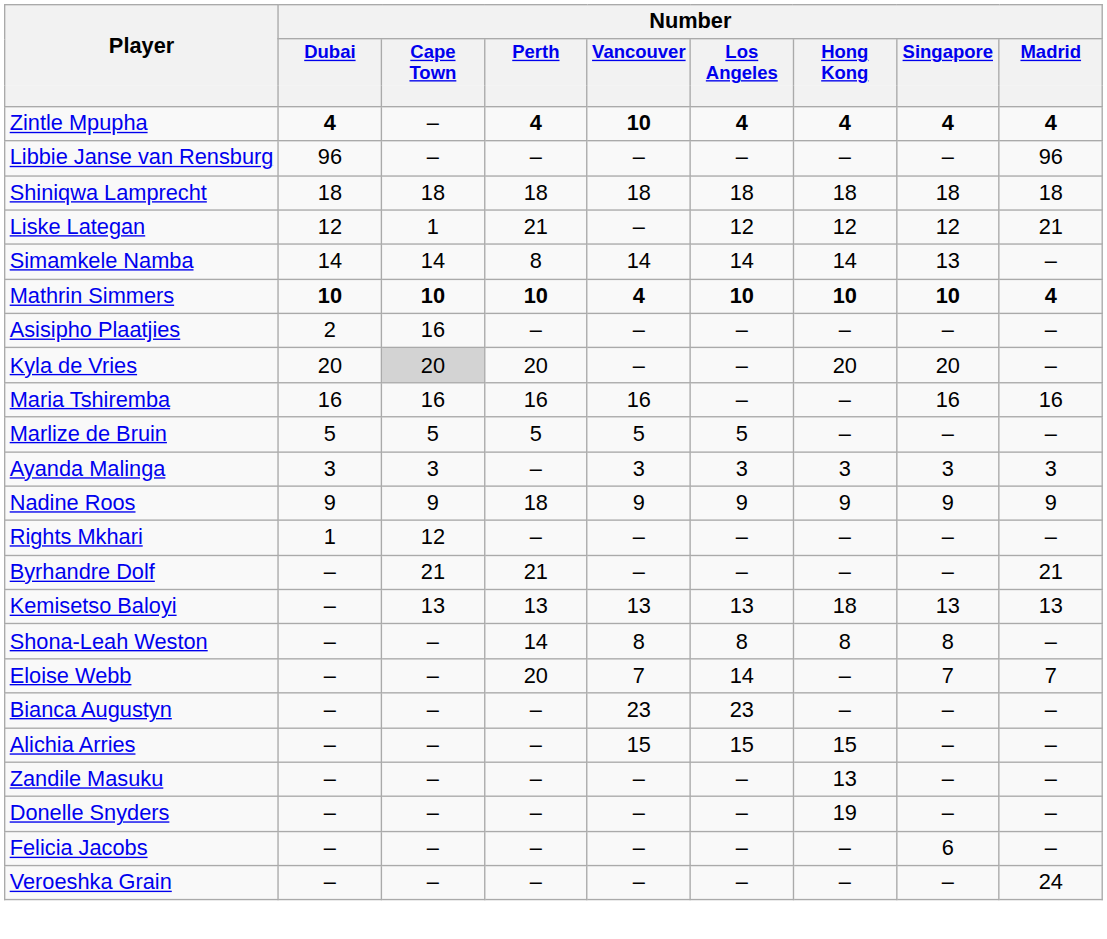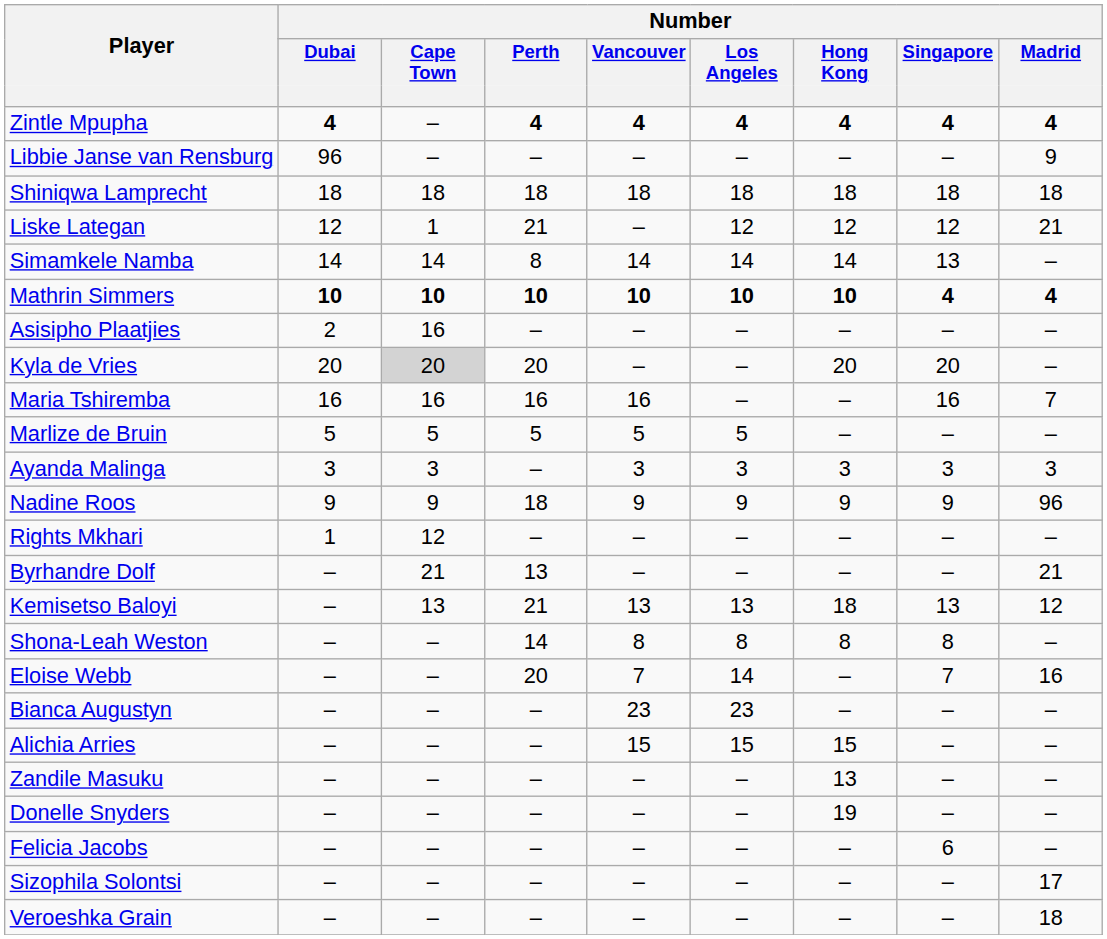(639, 123) 10 -> (639, 123) 4
(1051, 157) 96 -> (1051, 157) 9
(639, 295) 4 -> (639, 295) 10
(948, 295) 10 -> (948, 295) 4
(1051, 399) 16 -> (1051, 399) 7
(1051, 503) 9 -> (1051, 503) 96
(536, 572) 21 -> (536, 572) 13
(536, 606) 13 -> (536, 606) 21
(1051, 606) 13 -> (1051, 606) 12
(1051, 675) 7 -> (1051, 675) 16
+ row: (96, 882)
(1051, 882) 24 -> (1051, 917) 18
